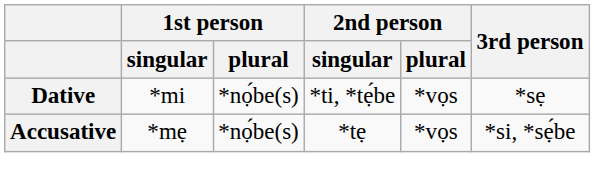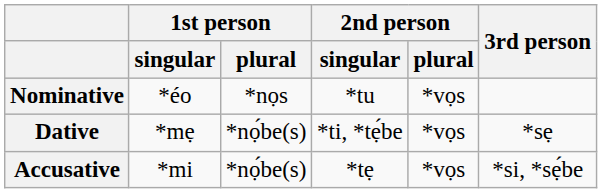+ row: (67, 95)
(167, 95) *mi -> (175, 132) *mẹ
(167, 132) *mẹ -> (175, 168) *mi
